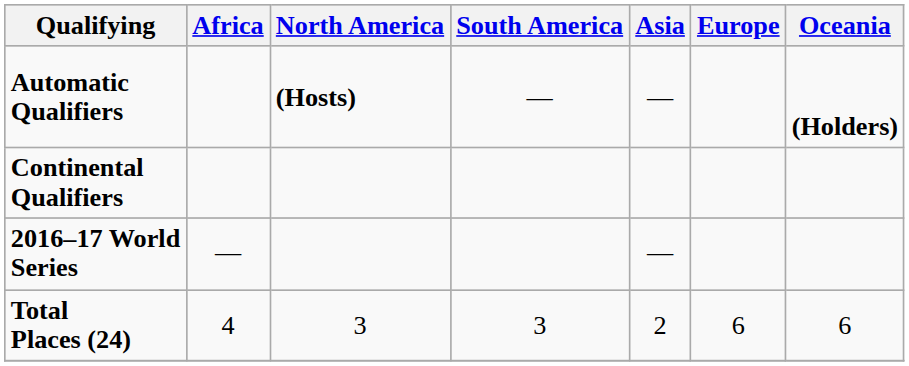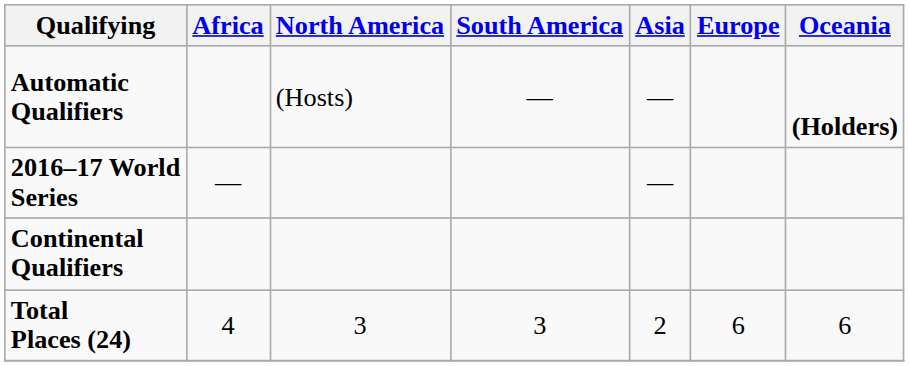(316, 96) bold -> (314, 96) normal
rows swapped: (96, 253) <-> (77, 182)
